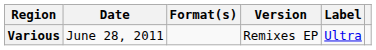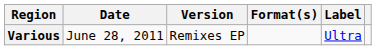columns swapped: (203, 15) <-> (281, 15)
